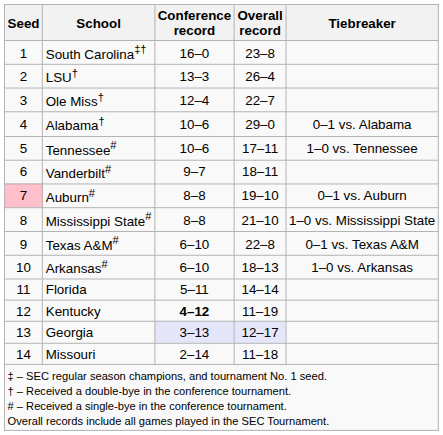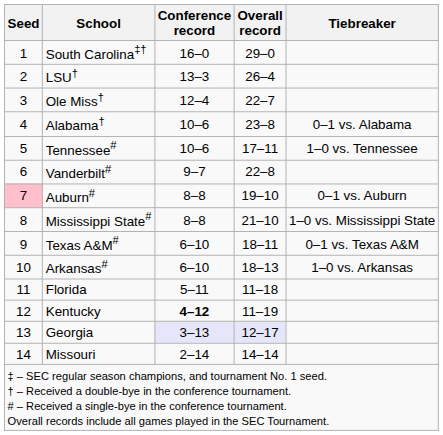(260, 53) 23–8 -> (260, 53) 29–0
(260, 124) 29–0 -> (260, 124) 23–8
(260, 172) 18–11 -> (260, 172) 22–8
(260, 244) 22–8 -> (260, 244) 18–11
(260, 290) 14–14 -> (260, 290) 11–18
(260, 354) 11–18 -> (260, 354) 14–14
